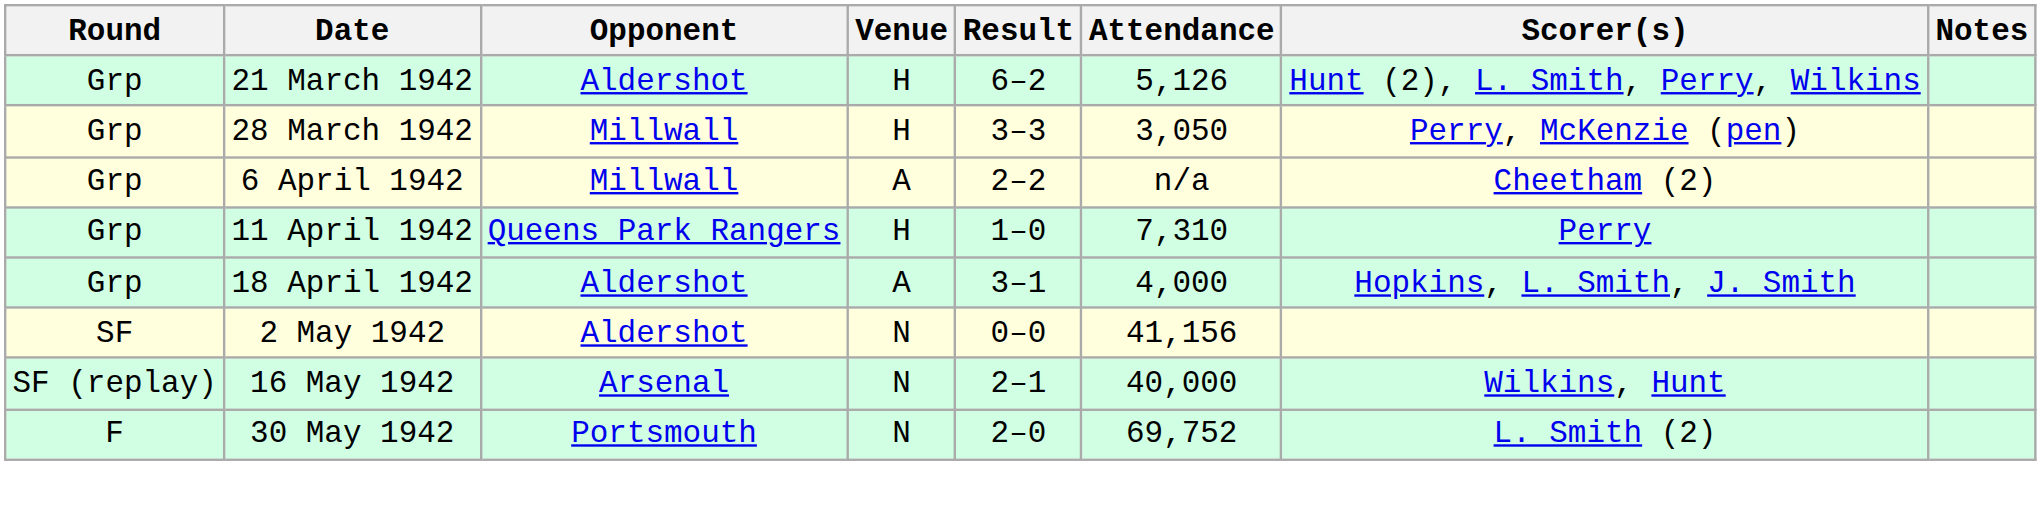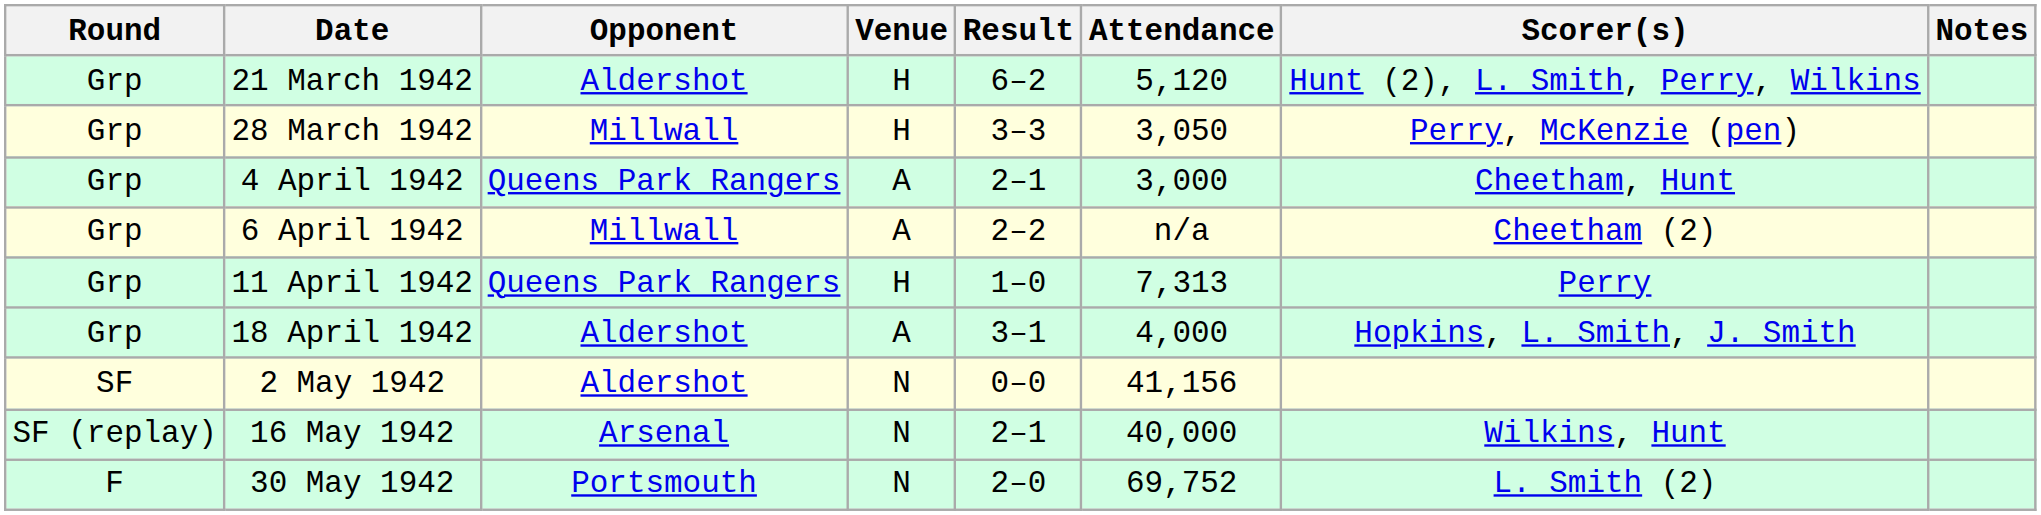(1182, 81) 5,126 -> (1182, 81) 5,120
+ row: (352, 182)
(1182, 232) 7,310 -> (1182, 283) 7,313
